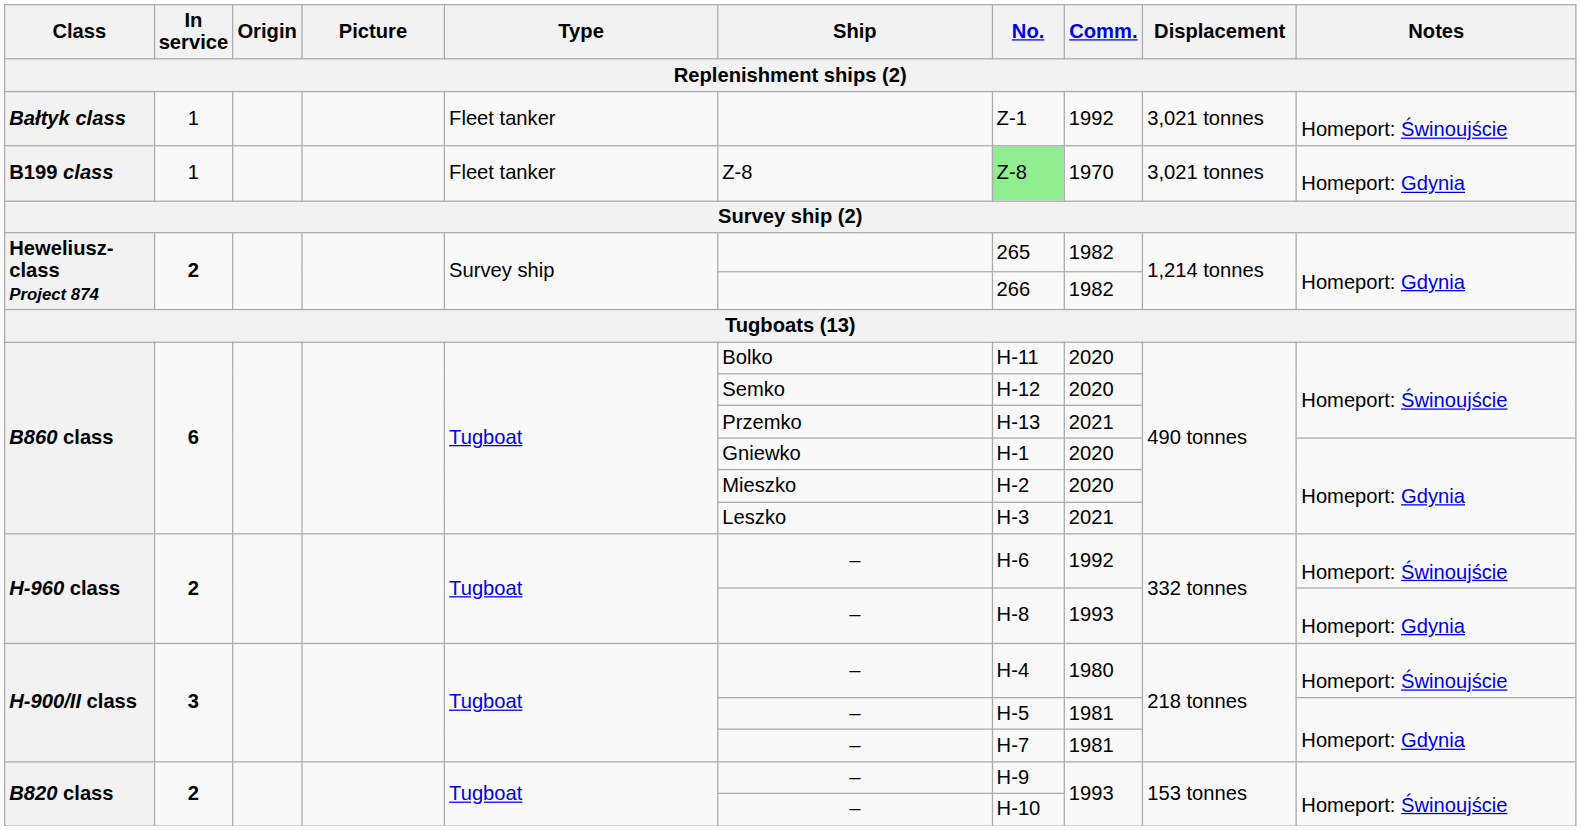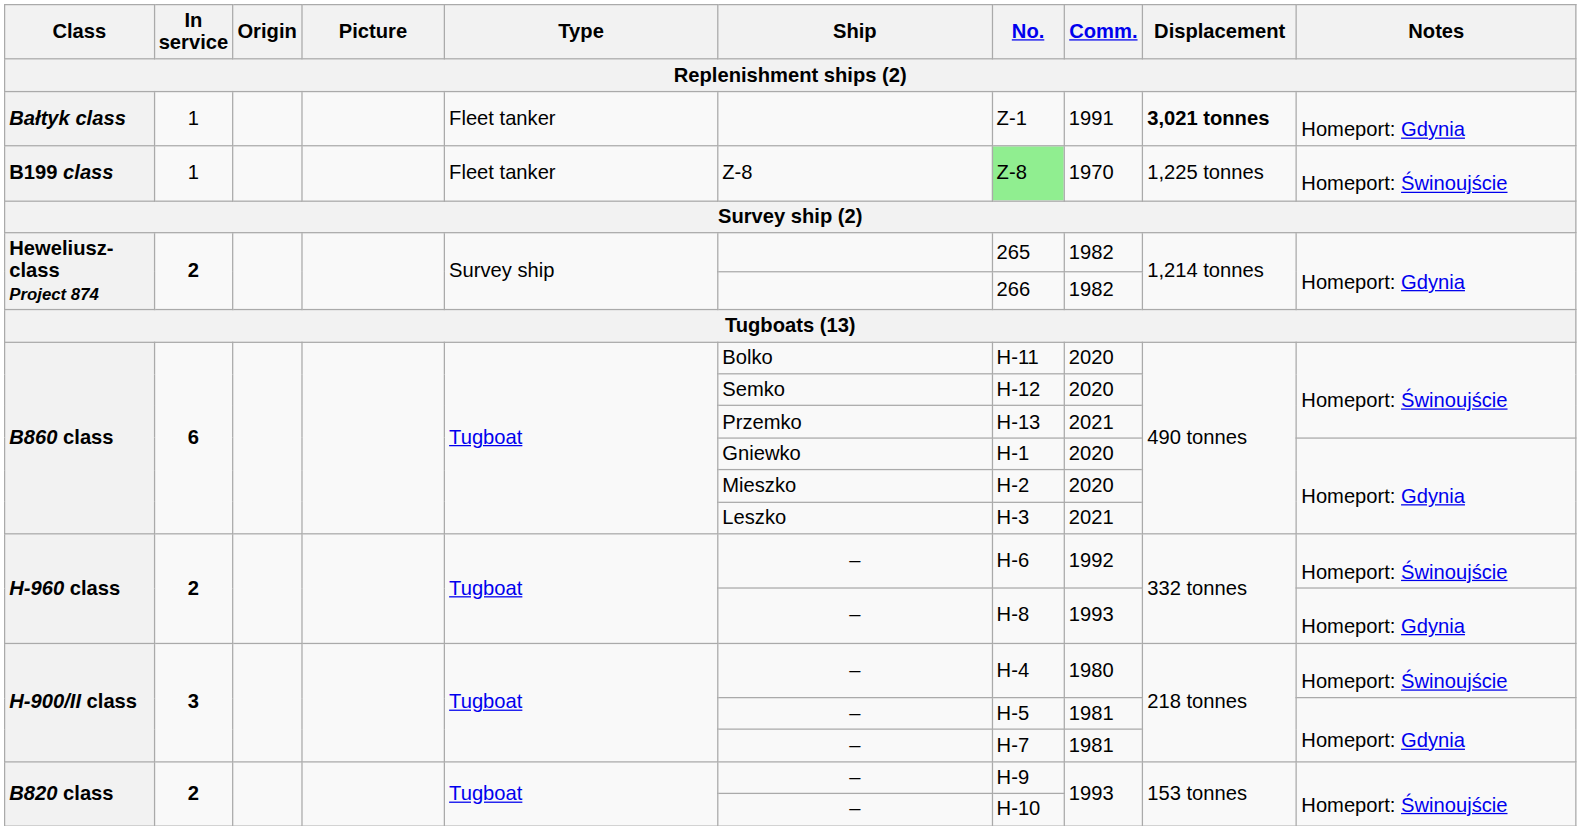(1091, 118) 1992 -> (1091, 118) 1991
(1206, 118) normal -> (1208, 118) bold
(1404, 129) Homeport: Świnoujście -> (1383, 129) Homeport: Gdynia
(1206, 173) 3,021 tonnes -> (1206, 173) 1,225 tonnes
(1383, 184) Homeport: Gdynia -> (1404, 184) Homeport: Świnoujście
